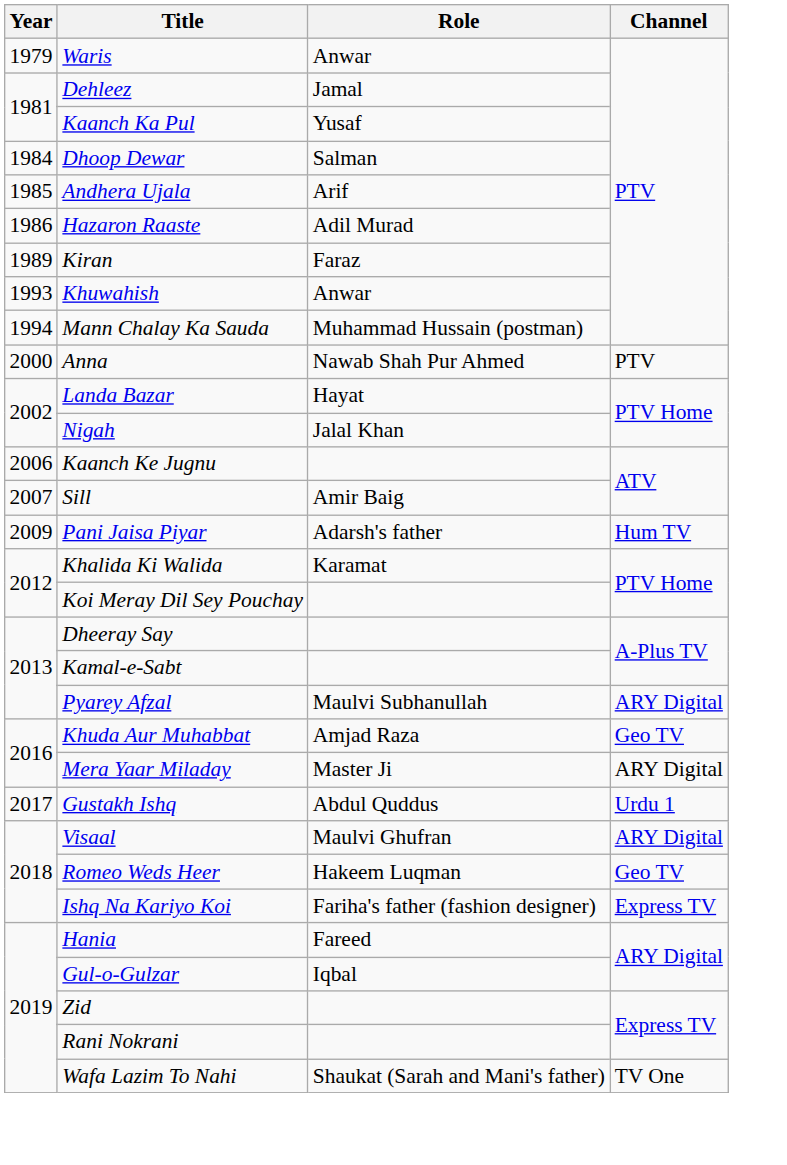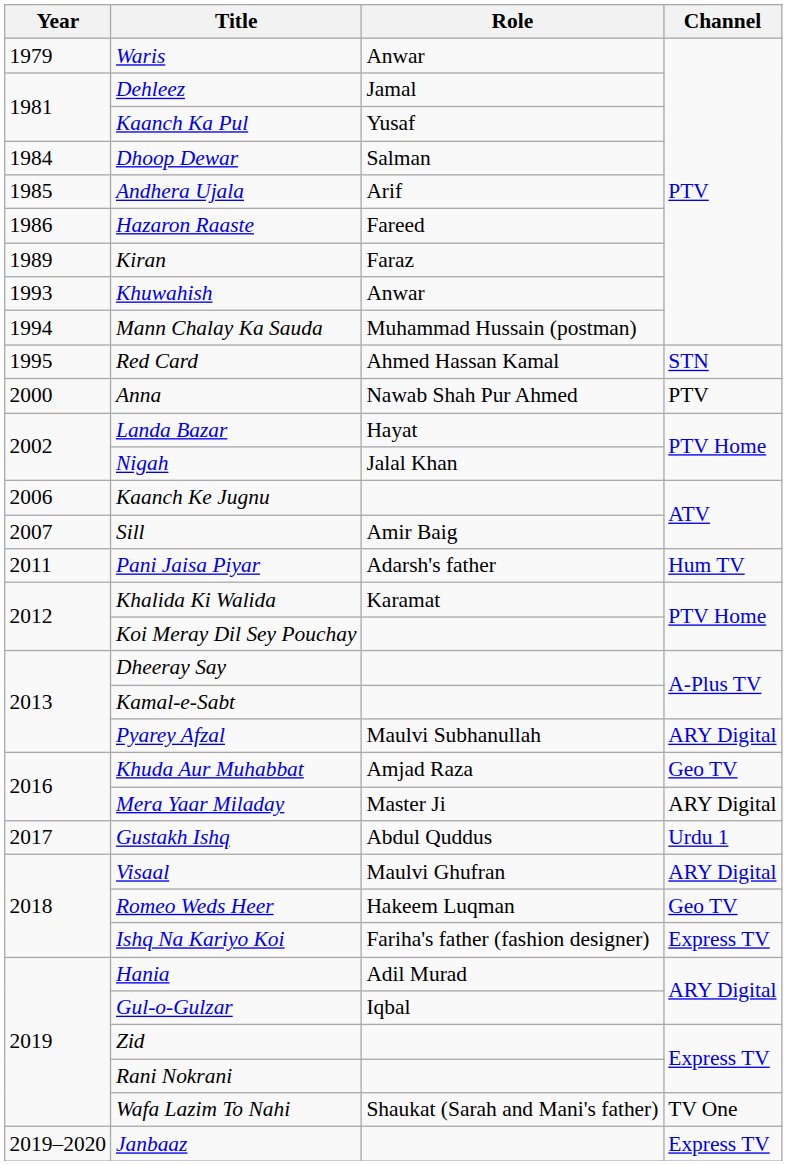(363, 225) Adil Murad -> (396, 225) Fareed
+ row: (157, 361)
(31, 531) 2009 -> (31, 565) 2011
(342, 939) Fareed -> (417, 973) Adil Murad
+ row: (152, 1143)
